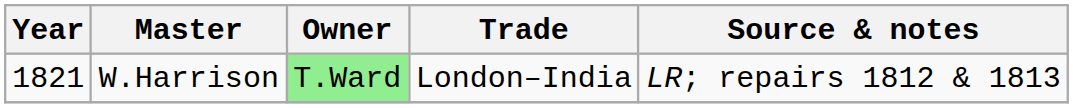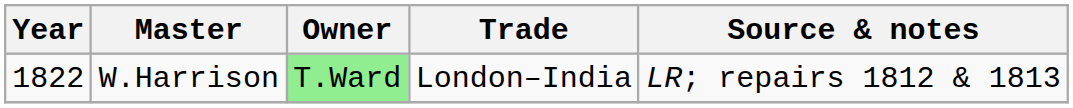(48, 79) 1821 -> (48, 79) 1822
